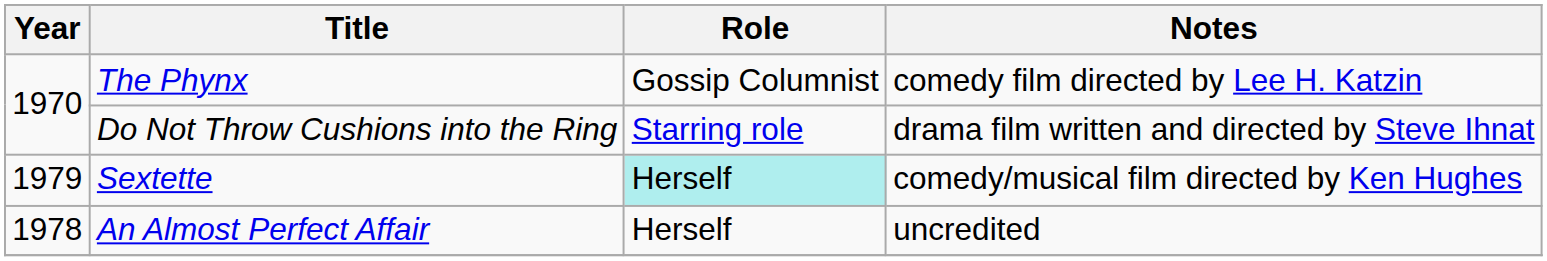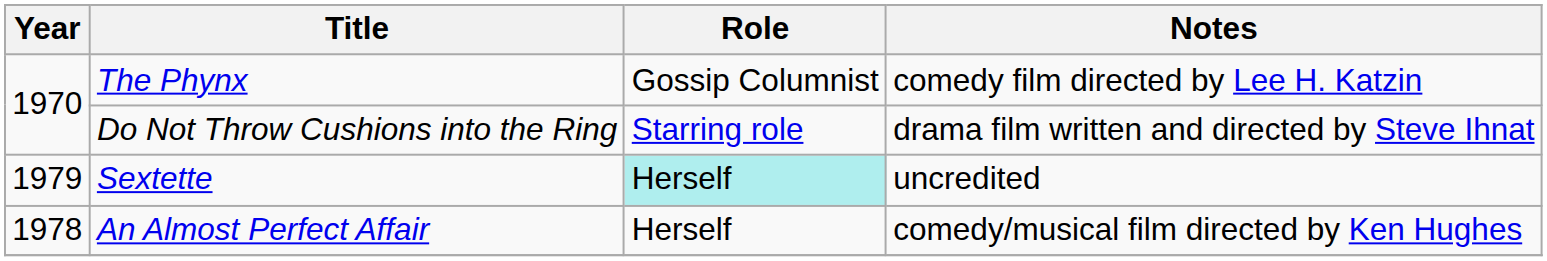(1208, 179) comedy/musical film directed by Ken Hughes -> (967, 179) uncredited
(967, 229) uncredited -> (1208, 229) comedy/musical film directed by Ken Hughes
